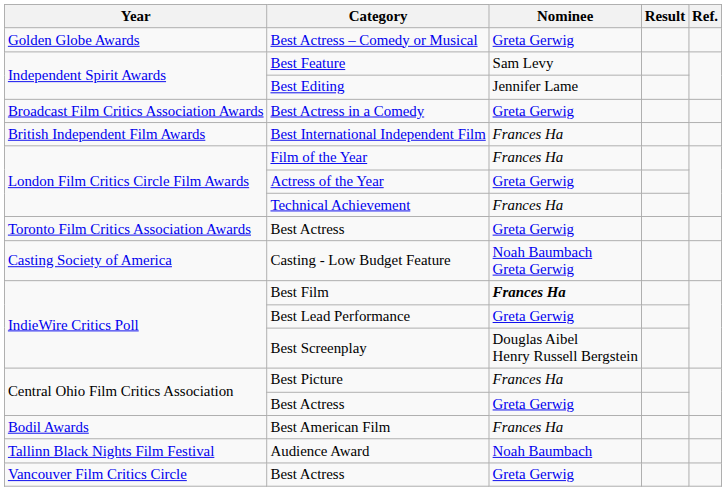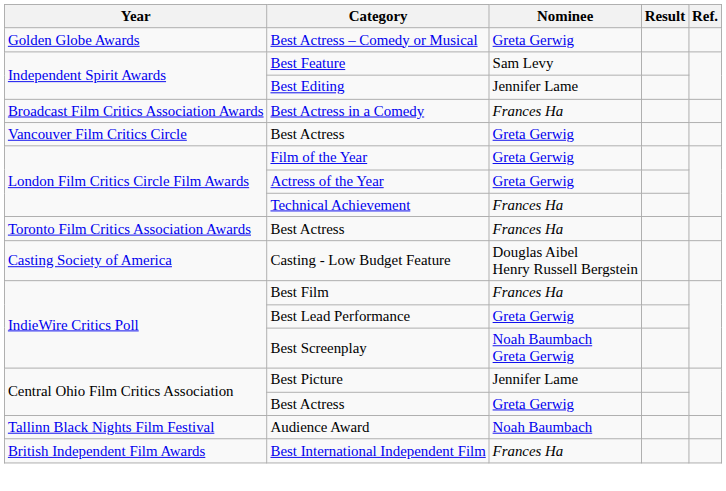(533, 110) Greta Gerwig -> (528, 110) Frances Ha
rows swapped: (107, 134) <-> (97, 474)
(528, 157) Frances Ha -> (533, 157) Greta Gerwig
(533, 228) Greta Gerwig -> (528, 228) Frances Ha
(542, 260) Noah Baumbach Greta Gerwig -> (565, 260) Douglas Aibel Henry Russell Bergstein
(529, 292) bold -> (528, 292) normal
(565, 348) Douglas Aibel Henry Russell Bergstein -> (542, 348) Noah Baumbach Greta Gerwig
(528, 380) Frances Ha -> (535, 380) Jennifer Lame
- row: (48, 427)
